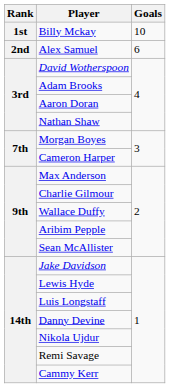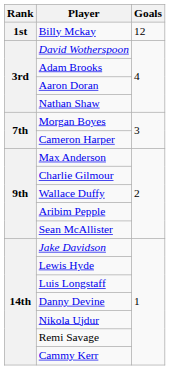(140, 31) 10 -> (140, 31) 12
- row: (68, 49)
